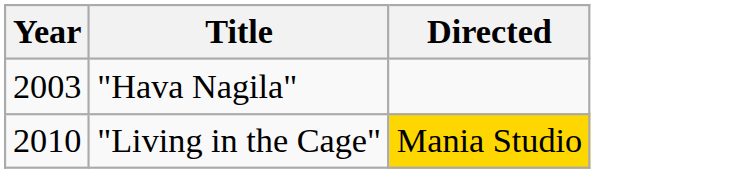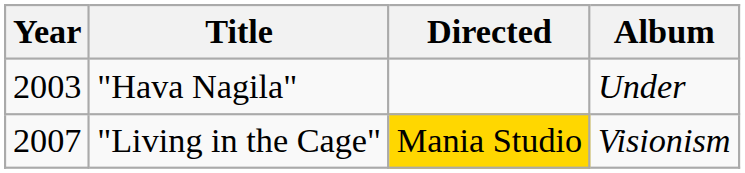+ column: (664, 31)
(47, 140) 2010 -> (47, 140) 2007
